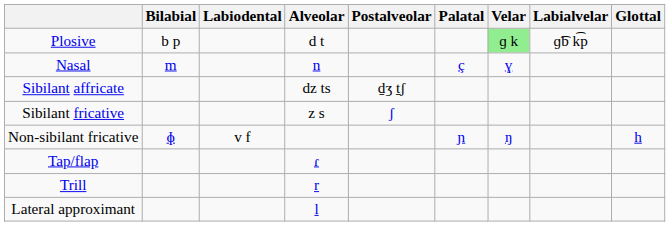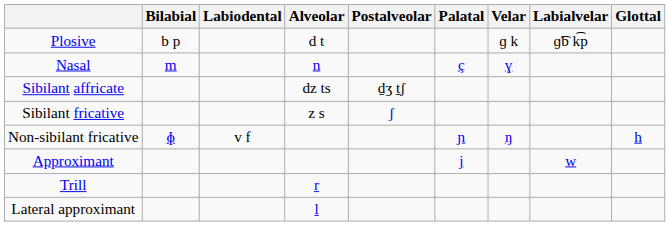(509, 40) lightgreen background -> (509, 40) no background
+ row: (73, 161)
- row: (73, 161)
